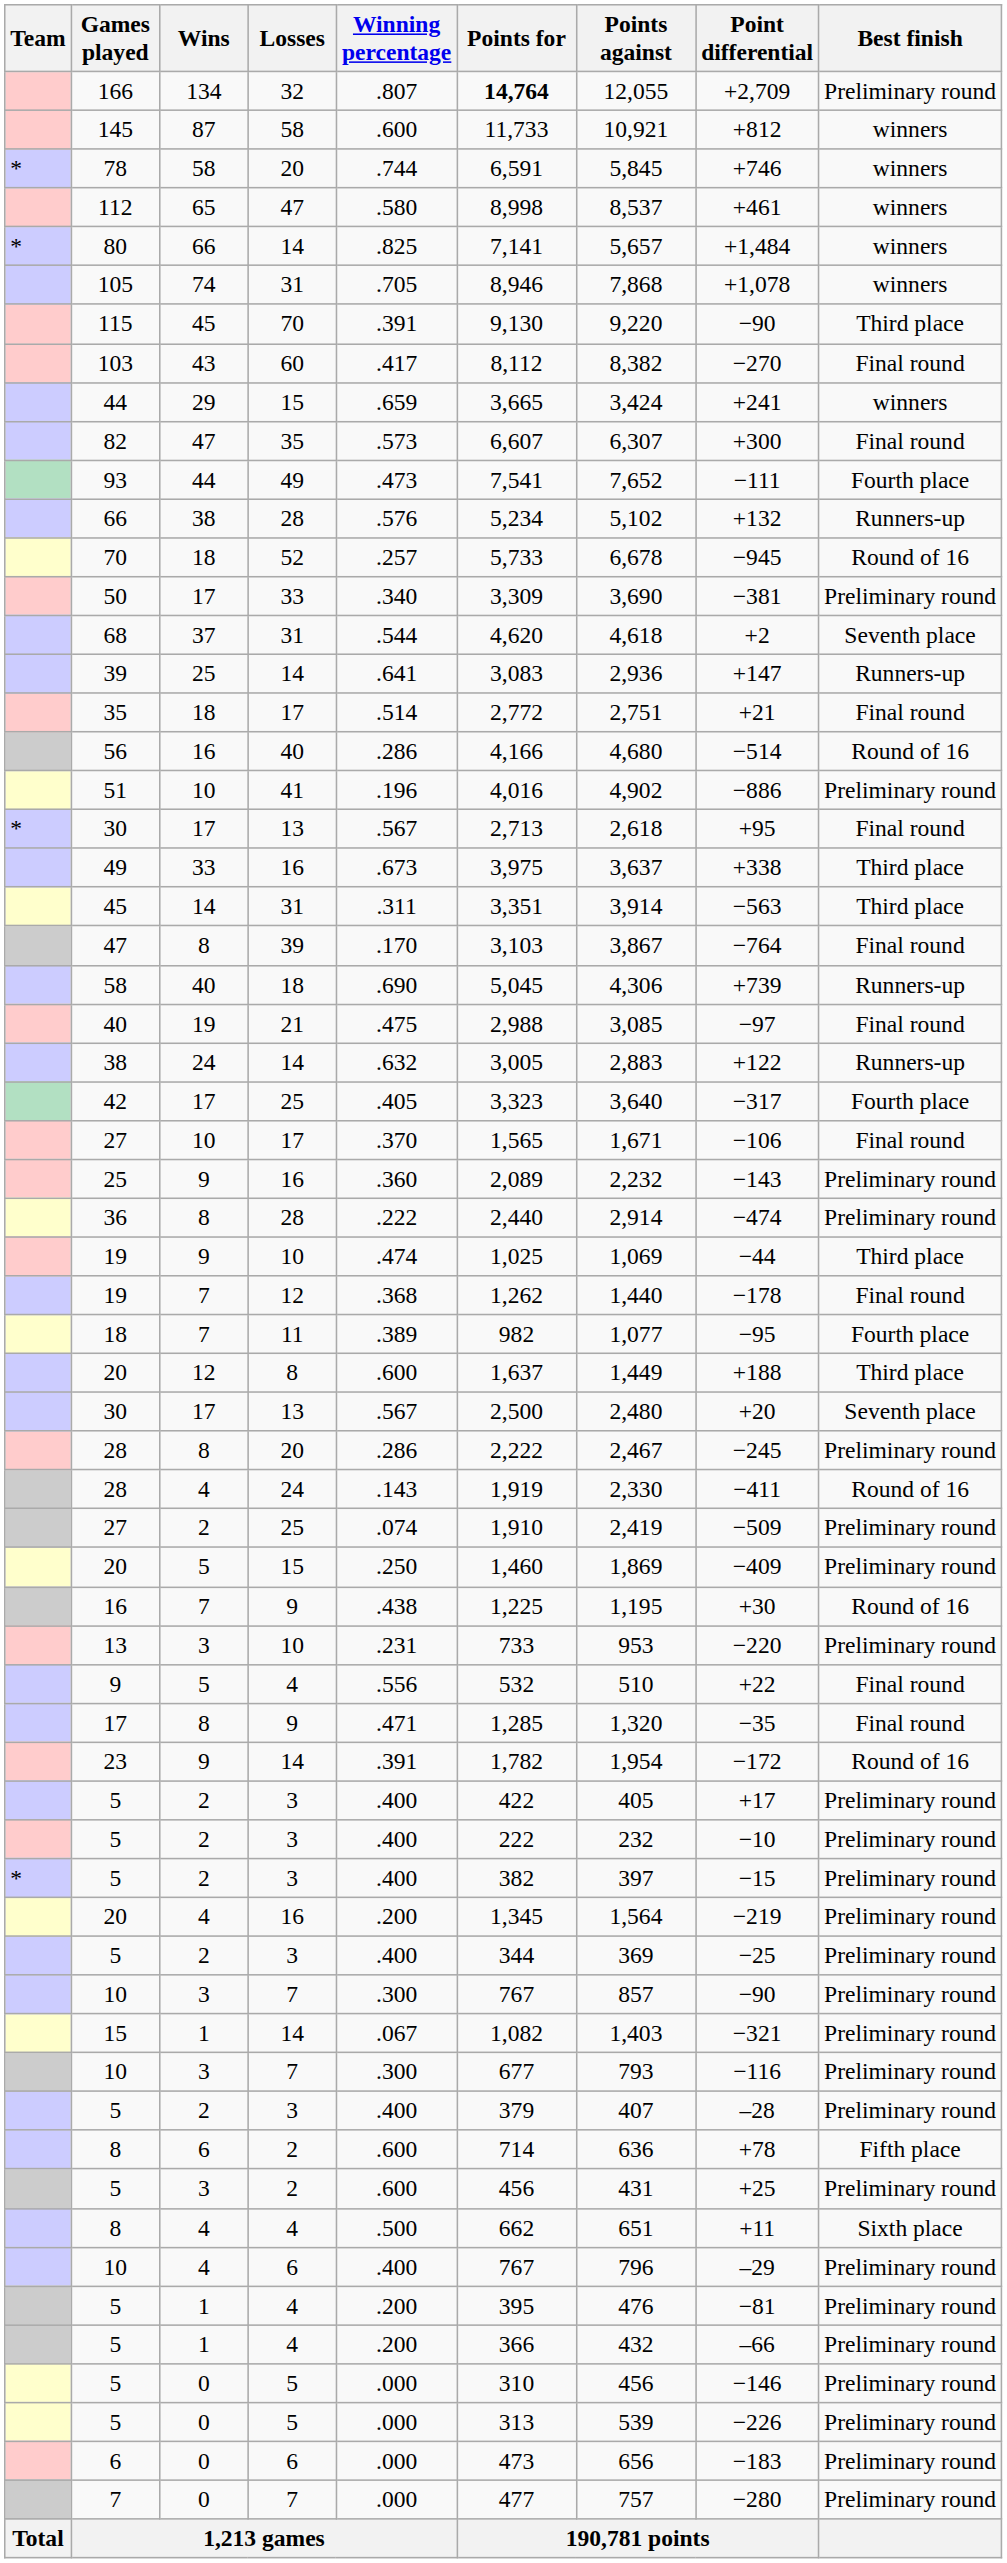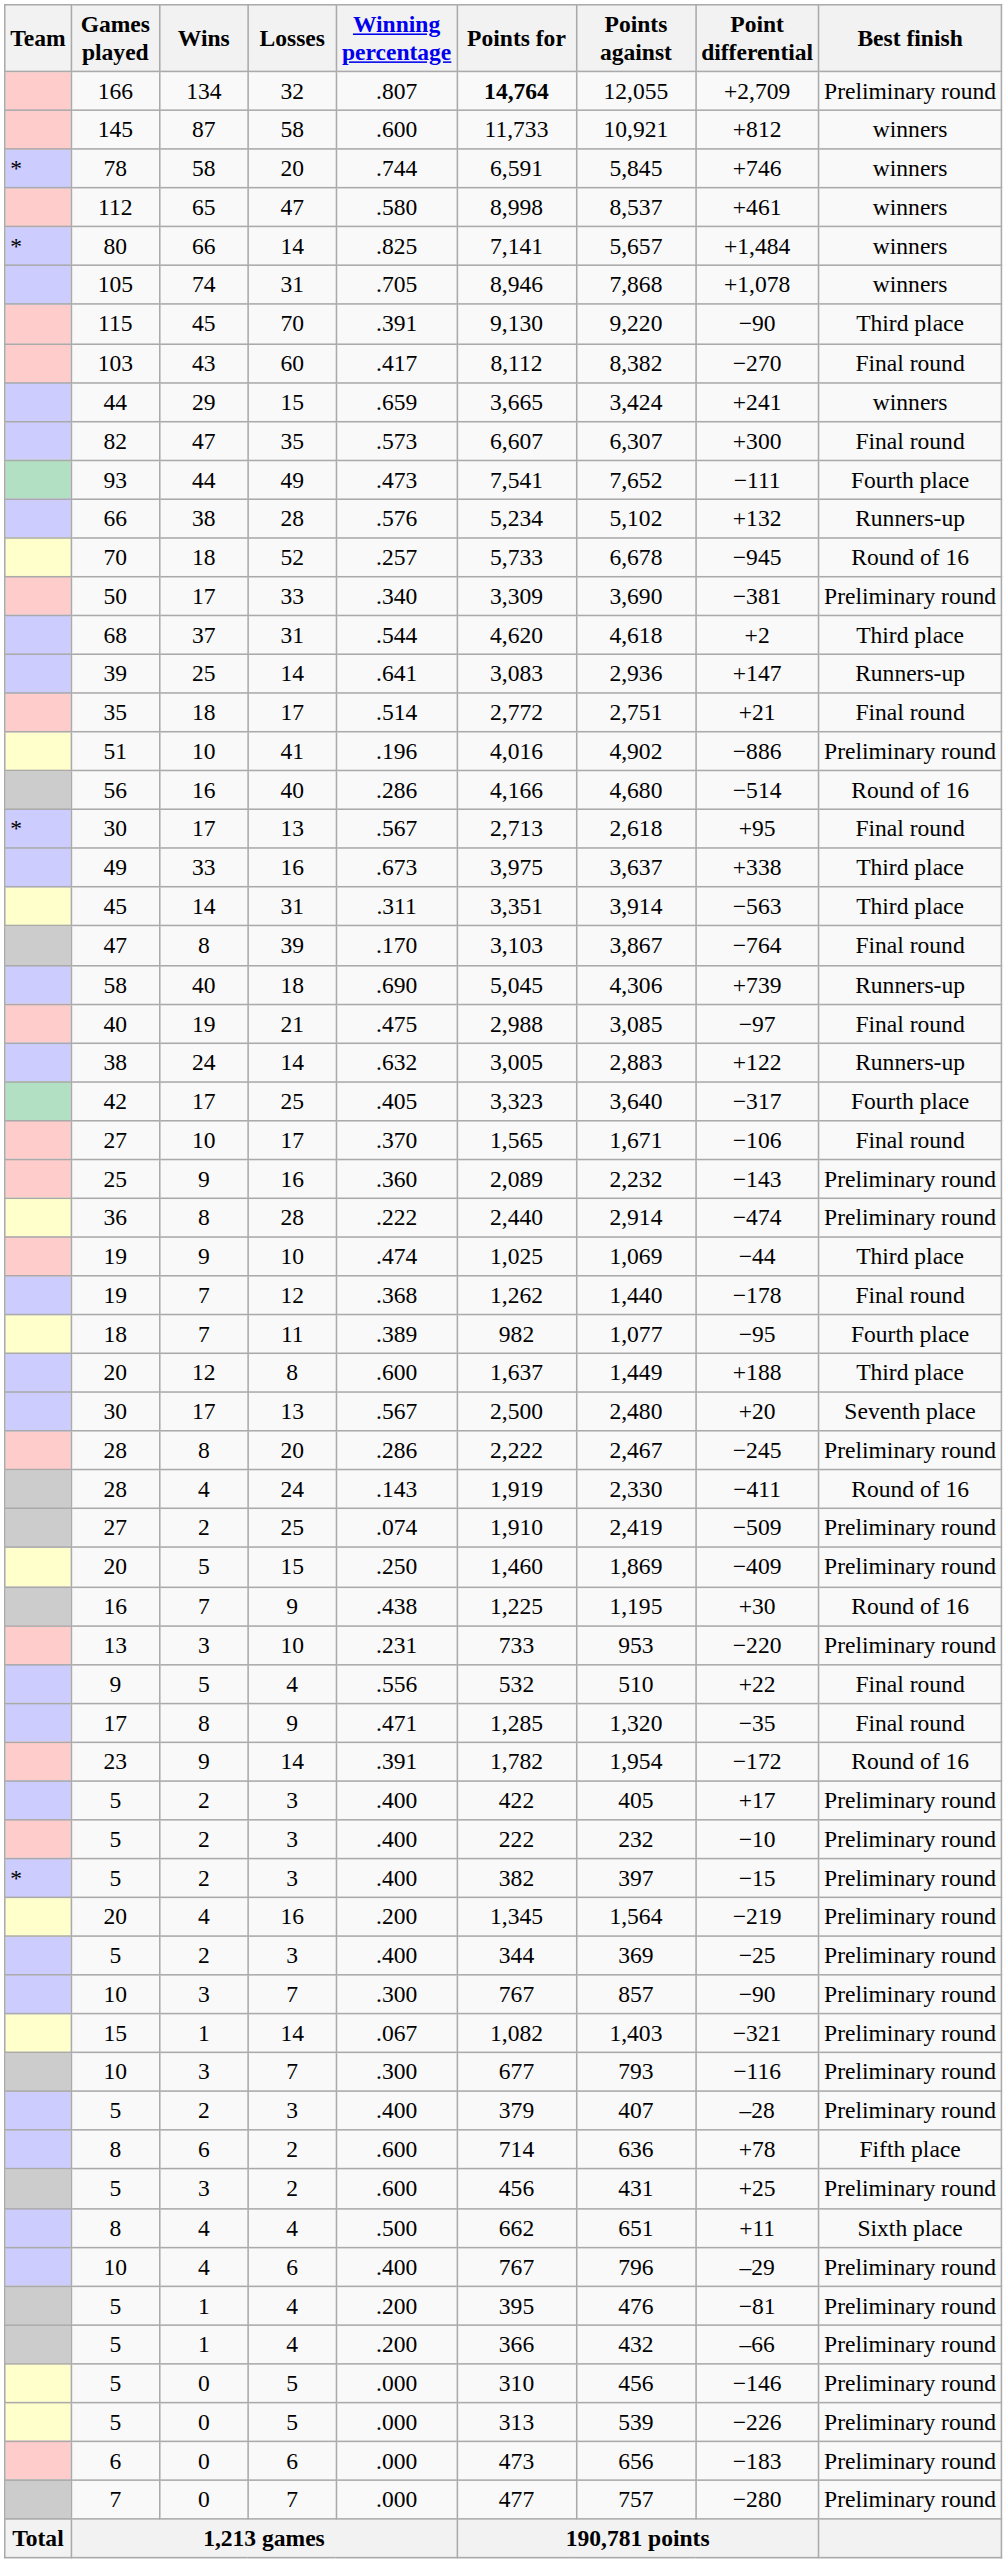(910, 634) Seventh place -> (910, 634) Third place
rows swapped: (115, 751) <-> (115, 790)
